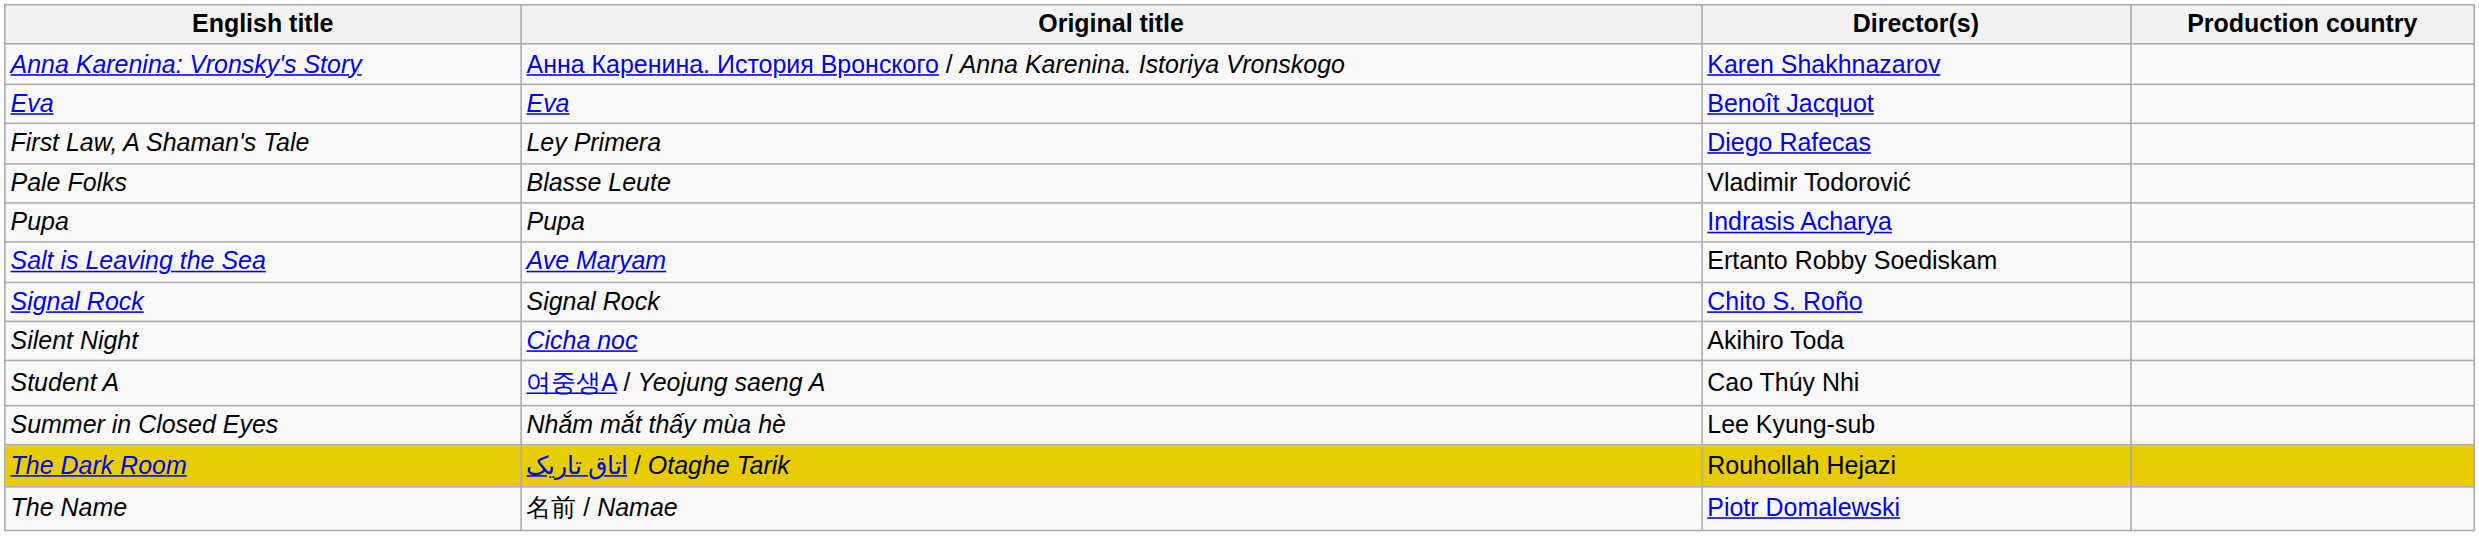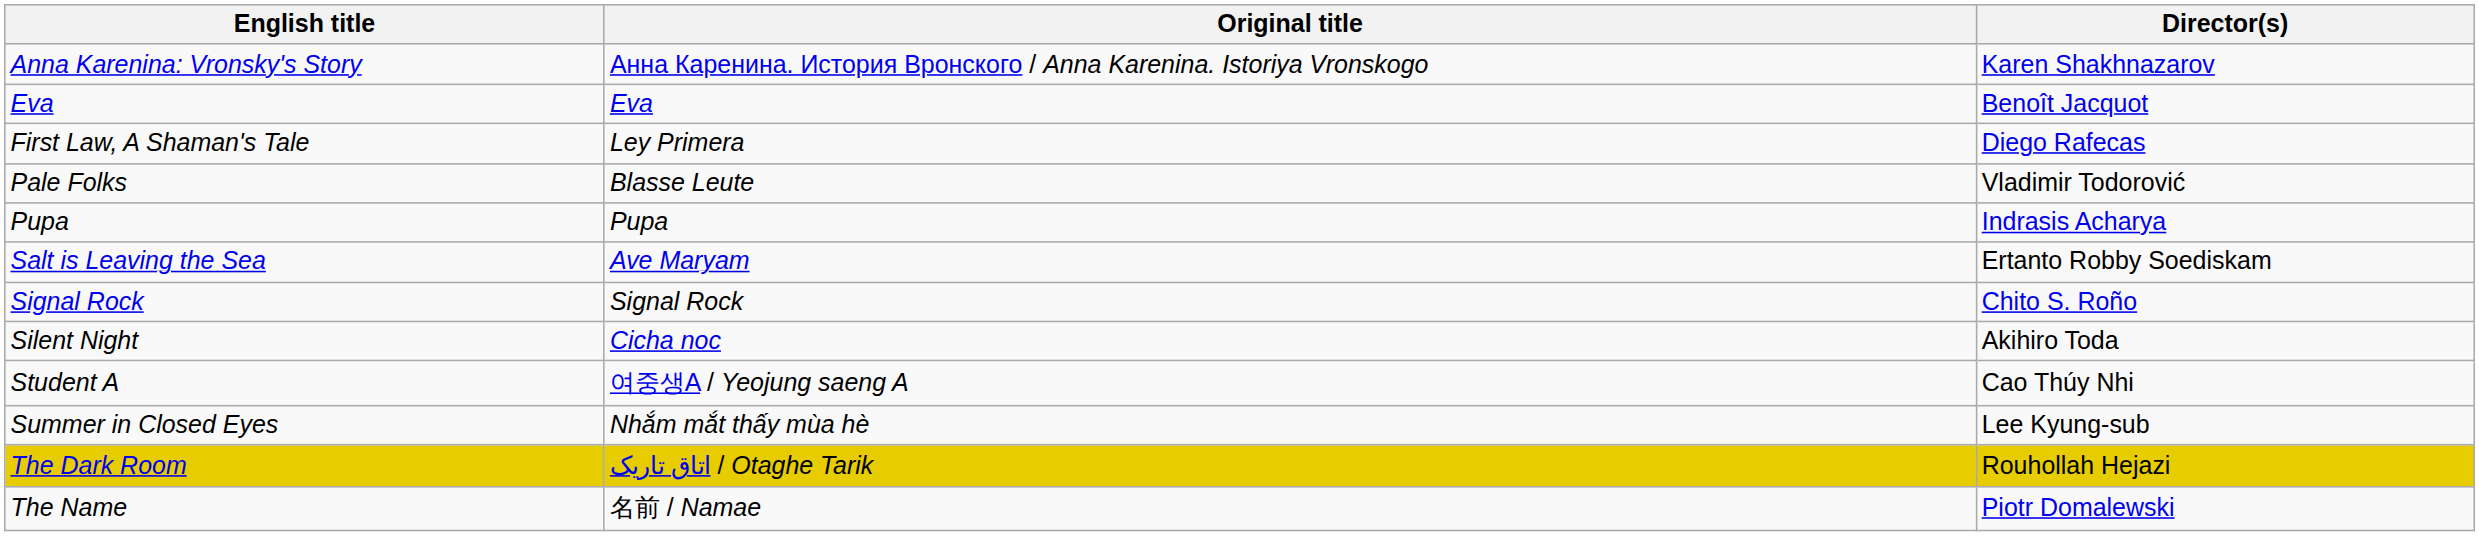- column: (2302, 24)
